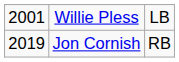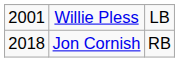(27, 43) 2019 -> (27, 43) 2018
